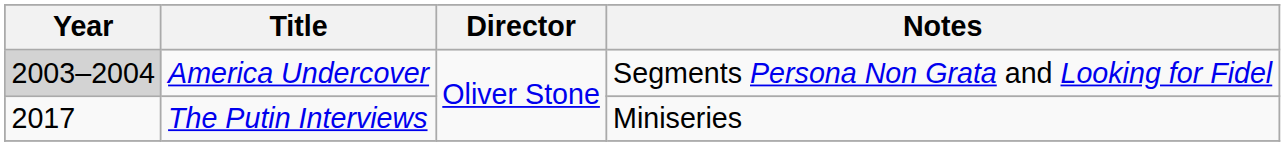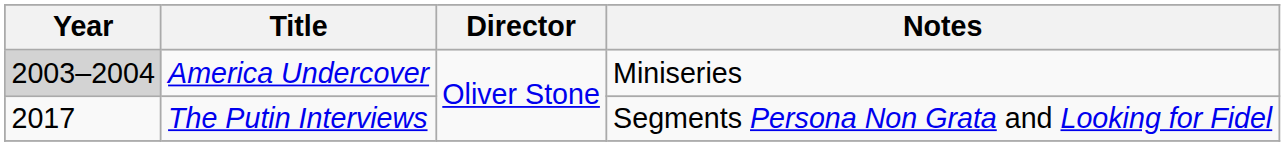(943, 72) Segments Persona Non Grata and Looking for Fidel -> (678, 72) Miniseries
(678, 118) Miniseries -> (943, 118) Segments Persona Non Grata and Looking for Fidel
